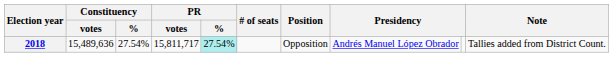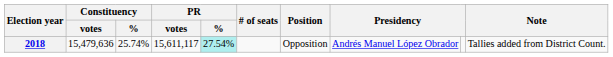(91, 44) 15,489,636 -> (91, 44) 15,479,636
(134, 44) 27.54% -> (134, 44) 25.74%
(176, 44) 15,811,717 -> (176, 44) 15,611,117
